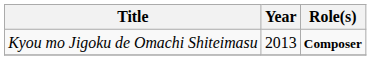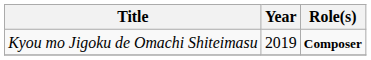(281, 42) 2013 -> (281, 42) 2019
